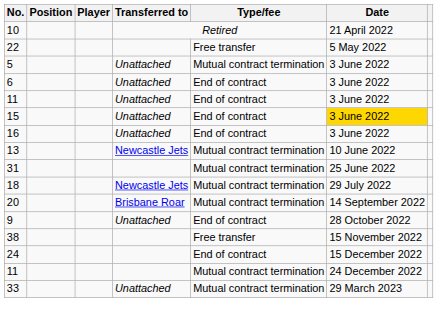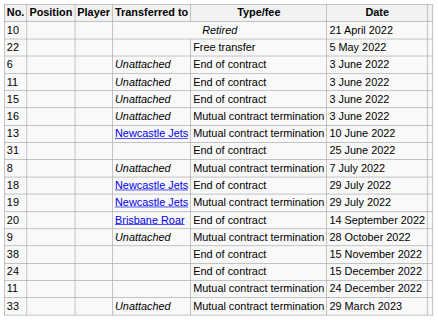- row: (10, 64)
(359, 116) gold background -> (359, 99) no background
(230, 133) End of contract -> (259, 116) Mutual contract termination
(259, 168) Mutual contract termination -> (230, 151) End of contract
+ row: (10, 168)
(259, 185) Mutual contract termination -> (230, 185) End of contract
+ row: (13, 202)
(259, 202) Mutual contract termination -> (230, 220) End of contract
(230, 220) End of contract -> (259, 237) Mutual contract termination
(224, 237) Free transfer -> (230, 254) End of contract
